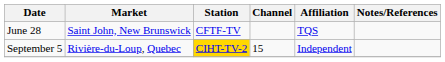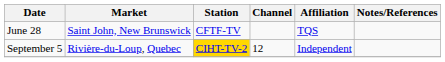(258, 48) 15 -> (258, 48) 12
